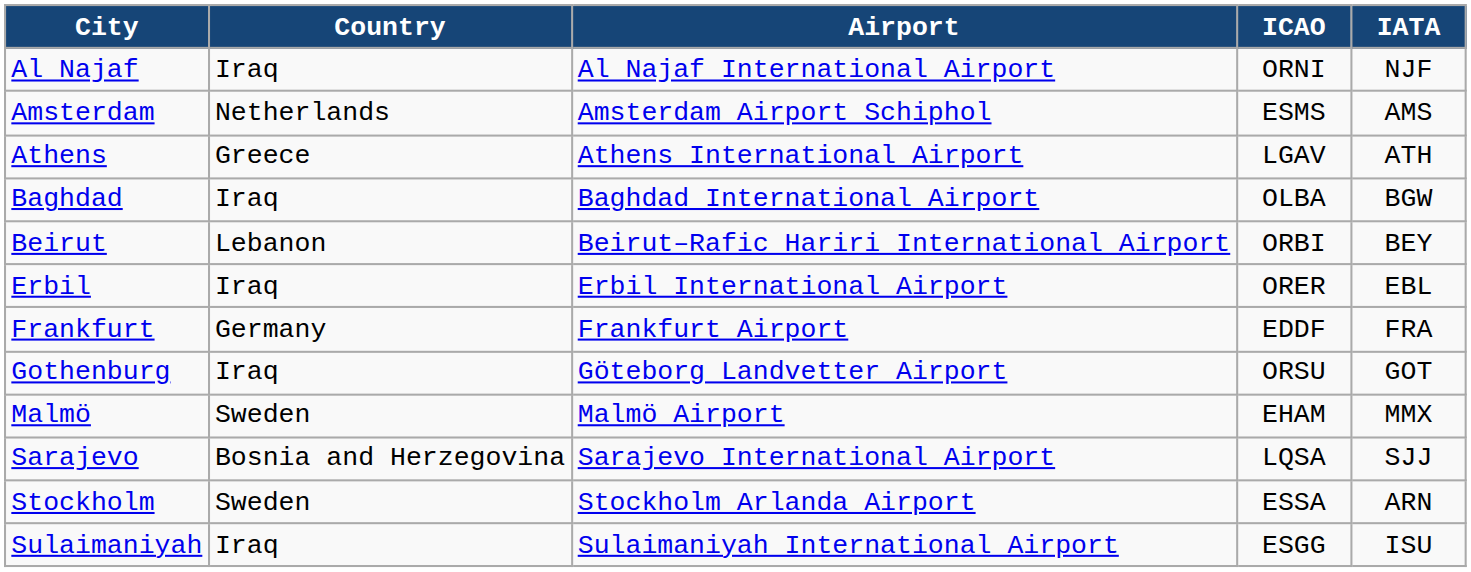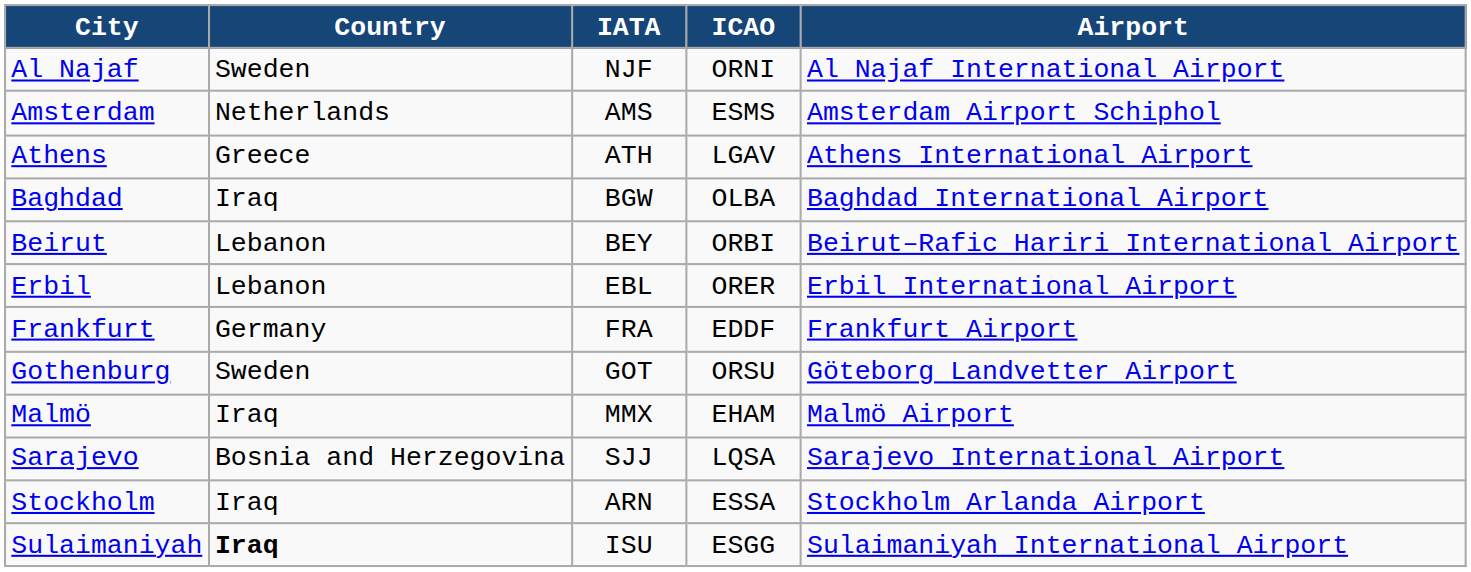columns swapped: (1408, 27) <-> (904, 27)
(247, 70) Iraq -> (263, 70) Sweden
(247, 286) Iraq -> (271, 286) Lebanon
(247, 372) Iraq -> (263, 372) Sweden
(263, 416) Sweden -> (247, 416) Iraq
(263, 502) Sweden -> (247, 502) Iraq
(247, 545) normal -> (247, 545) bold
